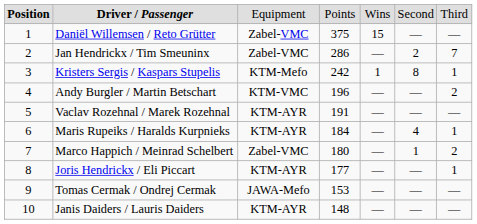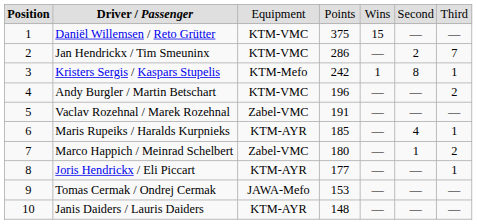(278, 33) Zabel-VMC -> (278, 33) KTM-VMC
(278, 53) Zabel-VMC -> (278, 53) KTM-VMC
(278, 111) KTM-AYR -> (278, 111) Zabel-VMC
(340, 131) 184 -> (340, 131) 185
